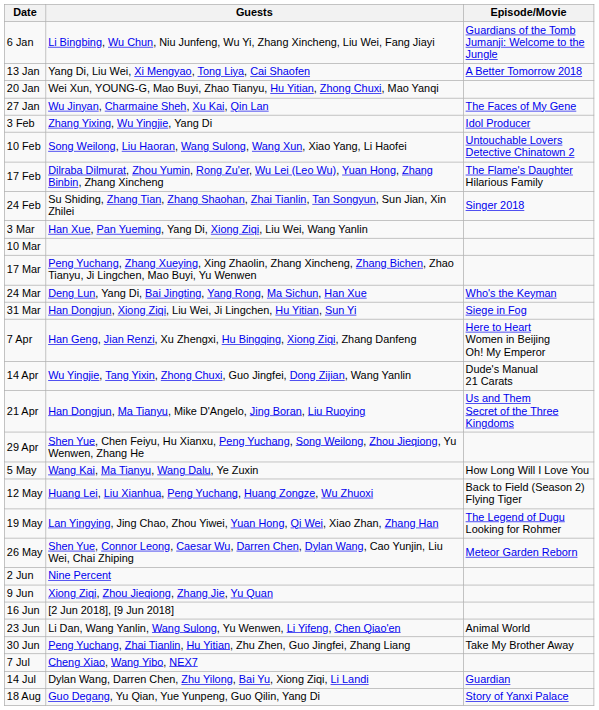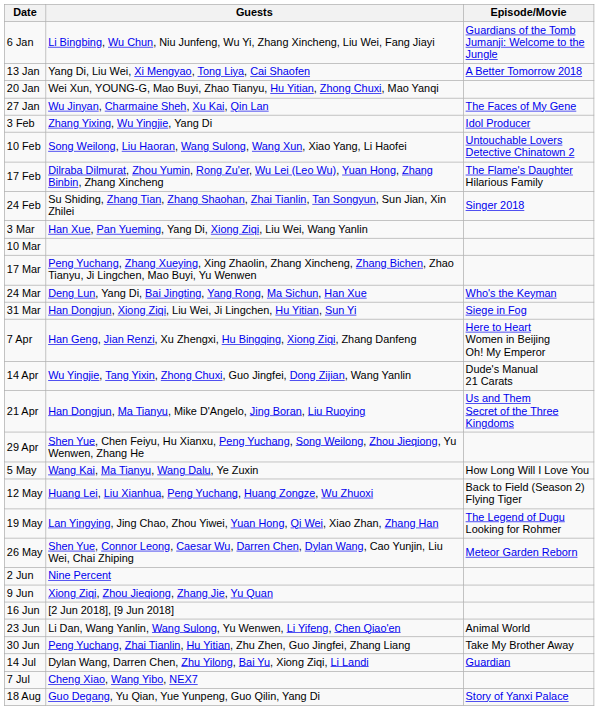rows swapped: (18, 662) <-> (21, 679)
